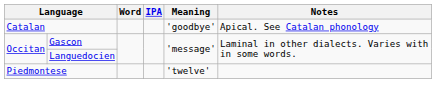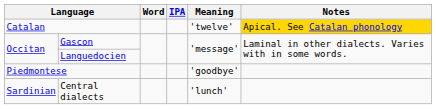(191, 27) 'goodbye' -> (212, 27) 'twelve'
(299, 27) no background -> (323, 27) gold background
(188, 71) 'twelve' -> (214, 71) 'goodbye'
+ row: (82, 91)
